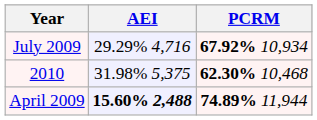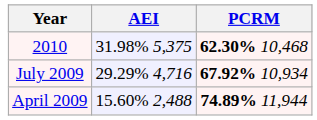rows swapped: (47, 73) <-> (47, 45)
(142, 100) bold -> (144, 100) normal
